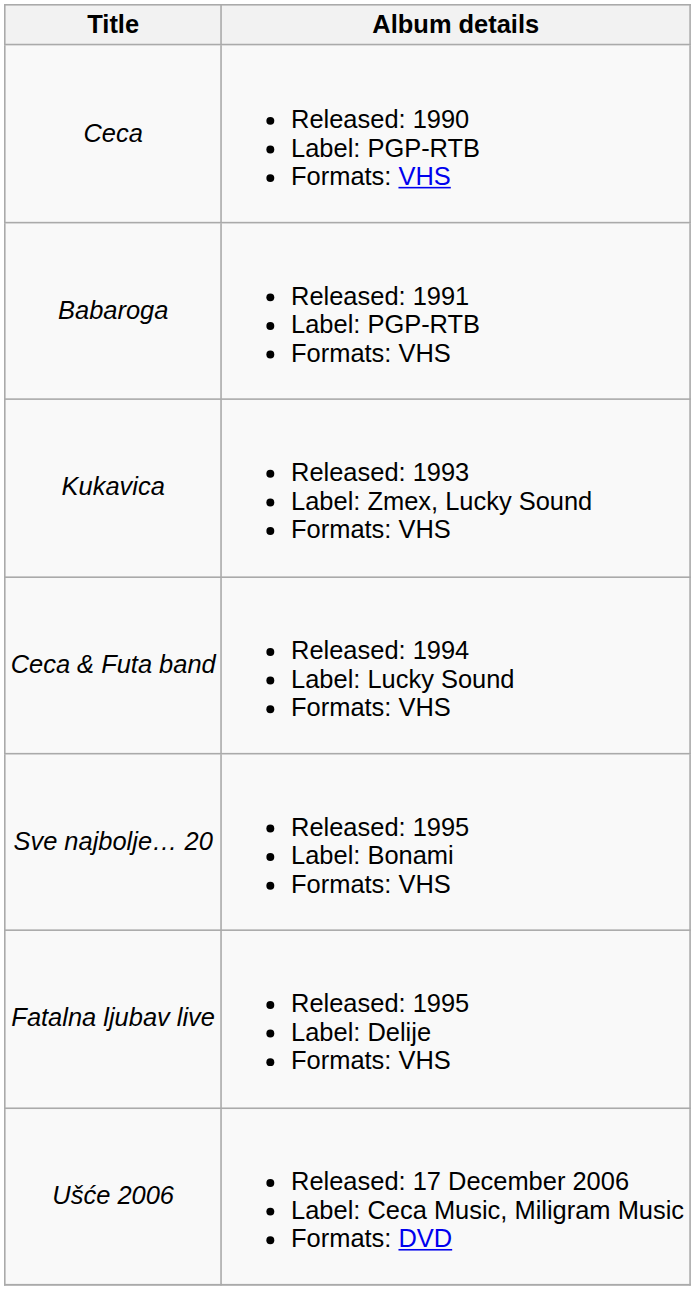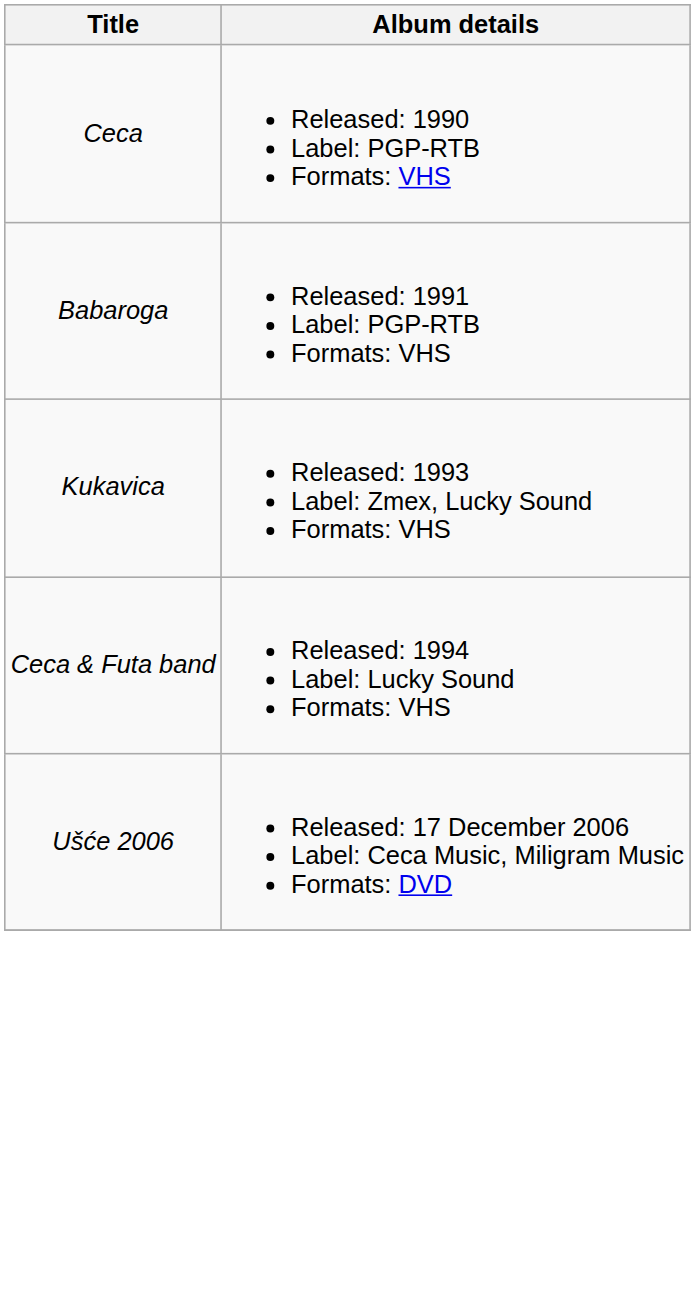- row: (113, 841)
- row: (113, 1018)
